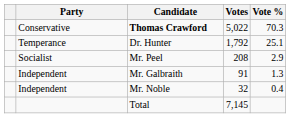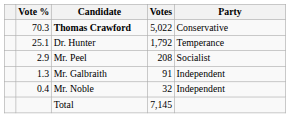columns swapped: (72, 12) <-> (268, 12)
